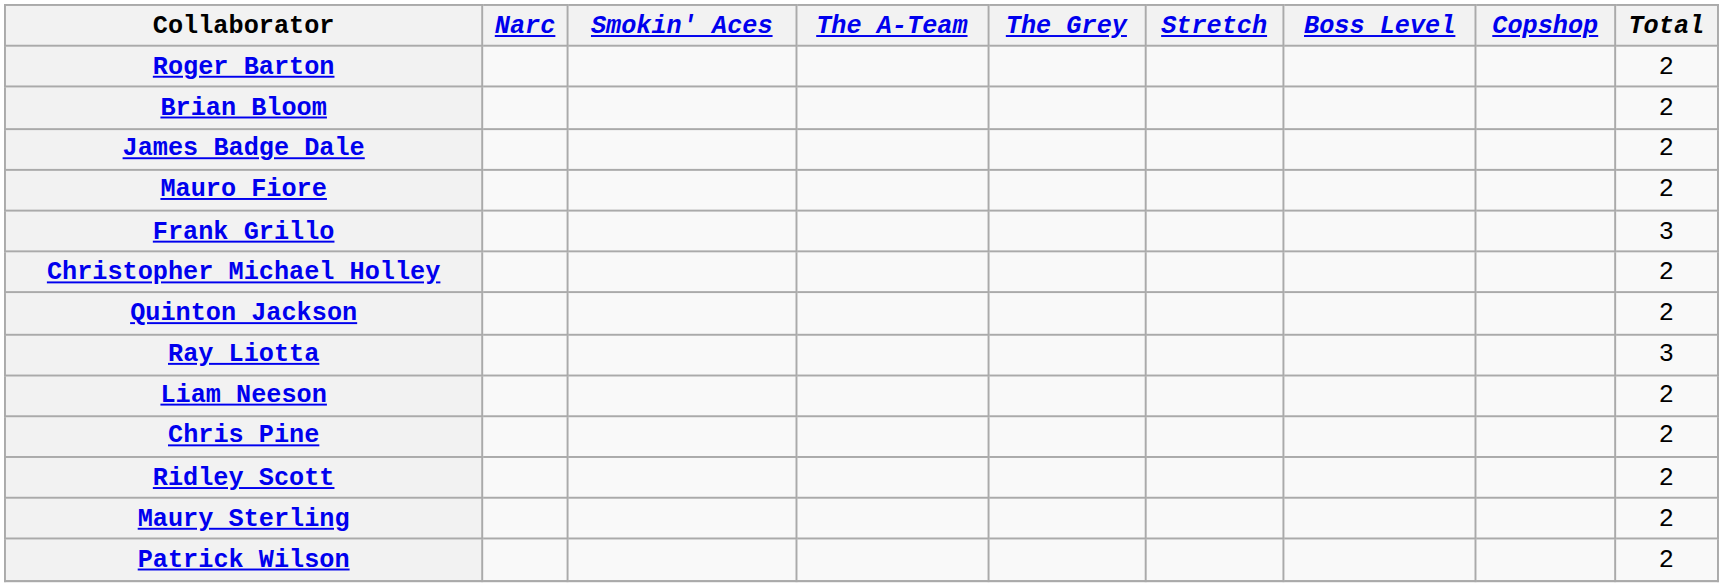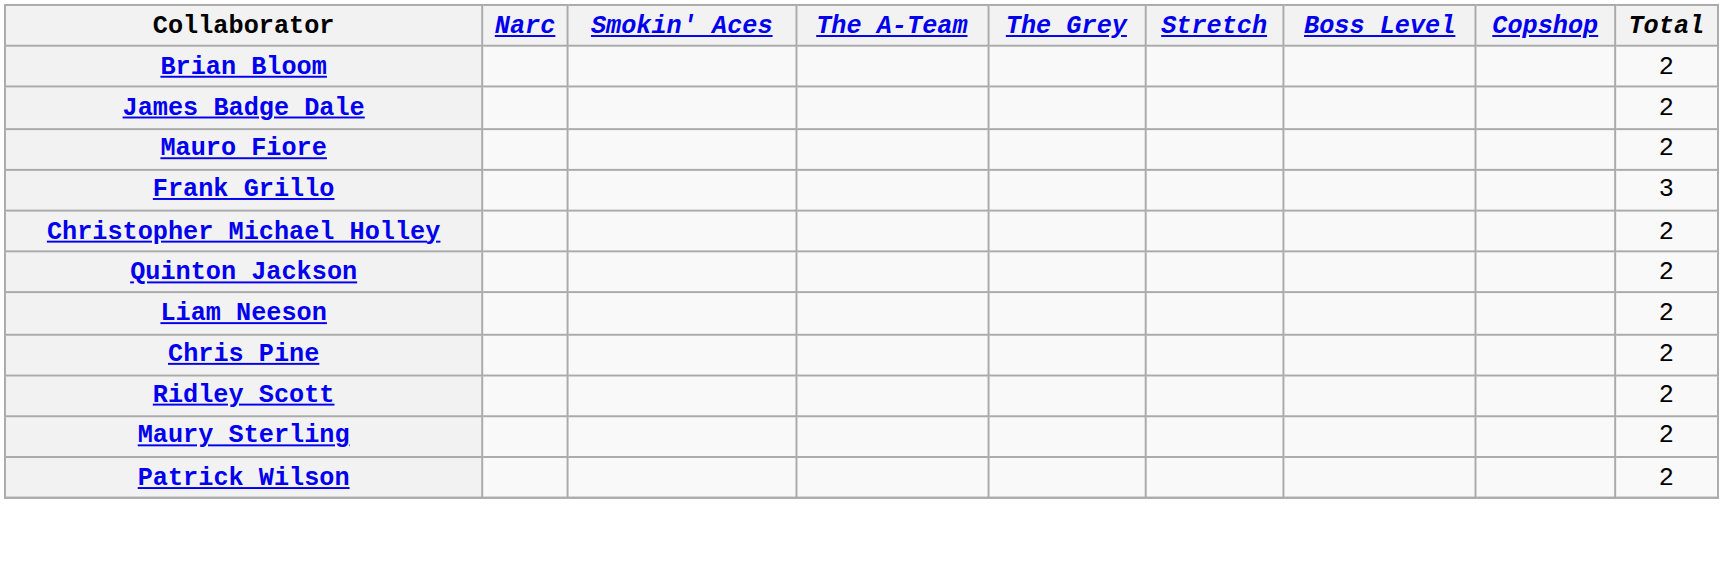- row: (244, 67)
- row: (244, 354)
